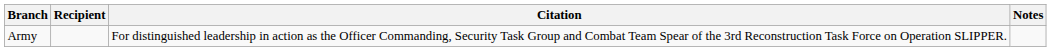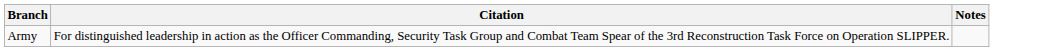- column: (80, 15)
